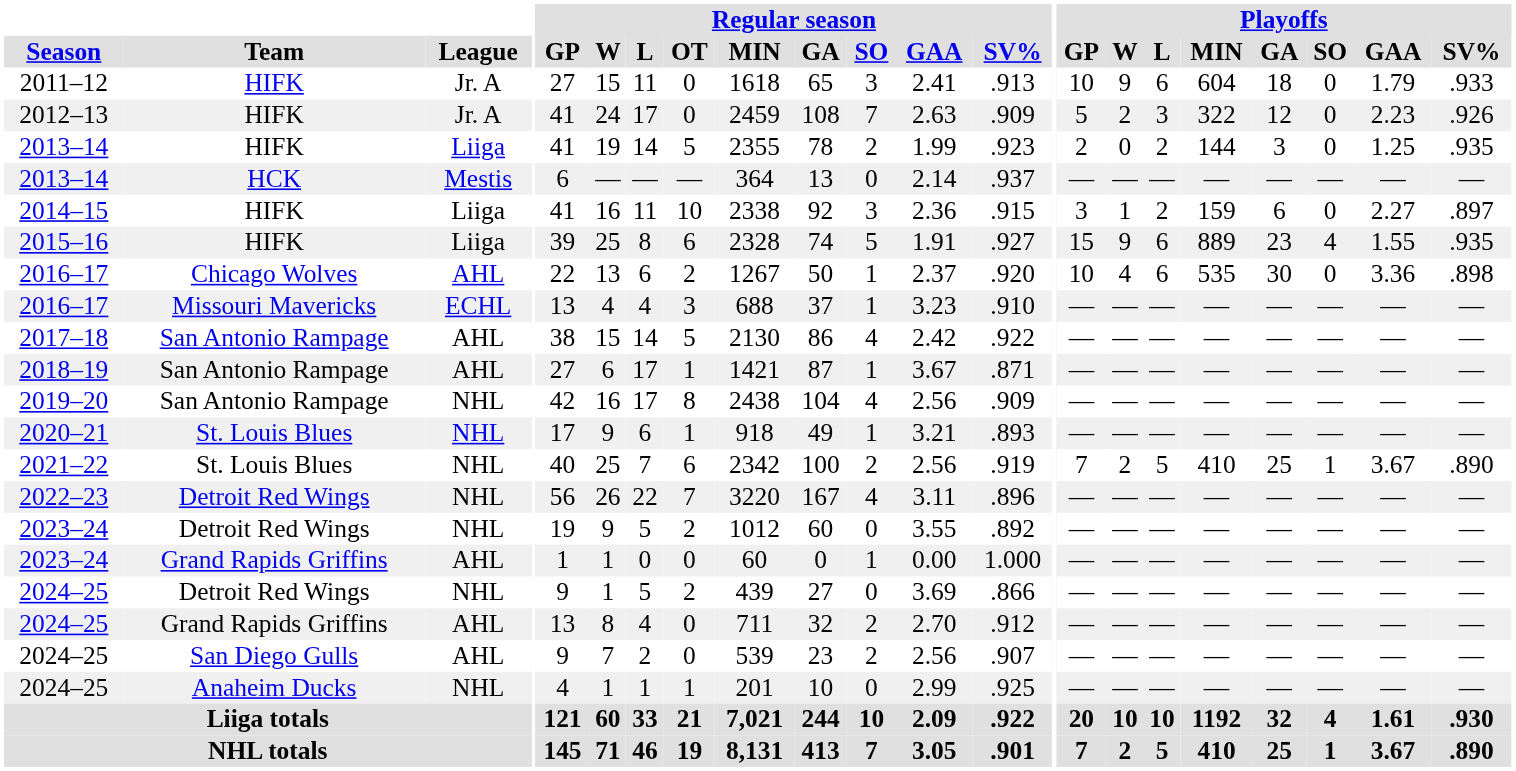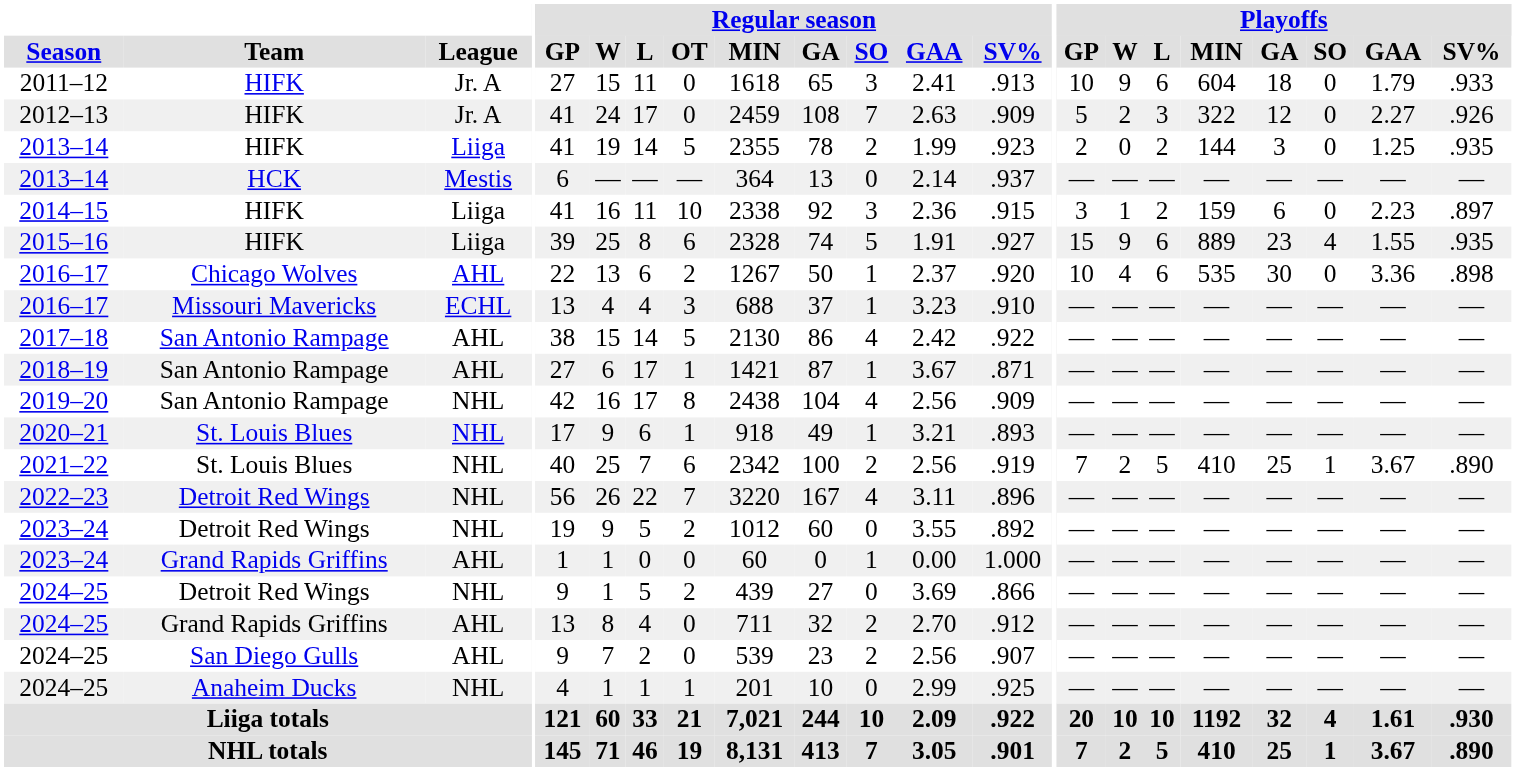(1393, 115) 2.23 -> (1393, 115) 2.27
(1393, 210) 2.27 -> (1393, 210) 2.23
